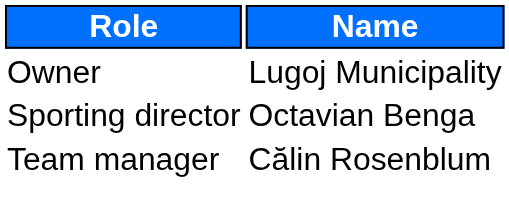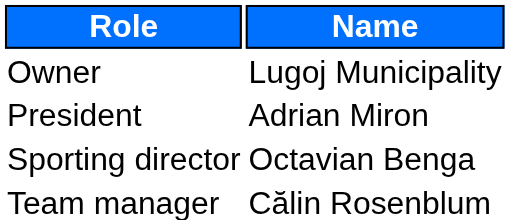+ row: (74, 115)
